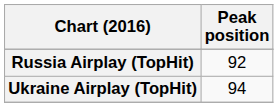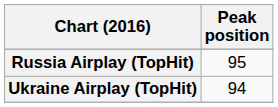(237, 62) 92 -> (237, 62) 95
